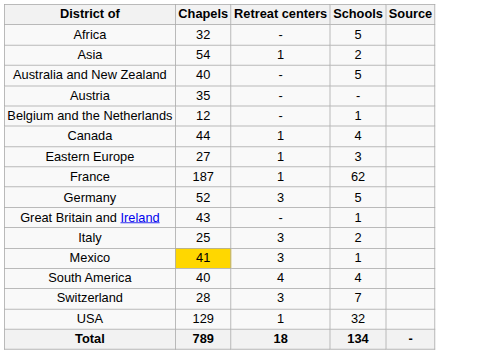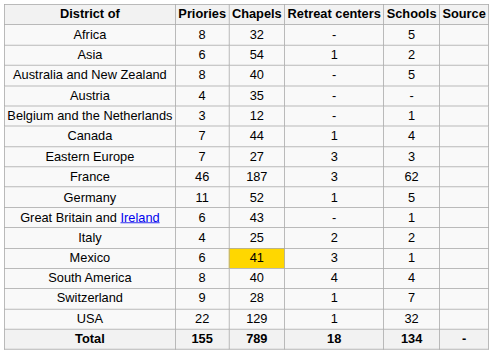+ column: (202, 14)
(281, 156) 1 -> (334, 156) 3
(281, 177) 1 -> (334, 177) 3
(281, 197) 3 -> (334, 197) 1
(281, 237) 3 -> (334, 237) 2
(281, 298) 3 -> (334, 298) 1
